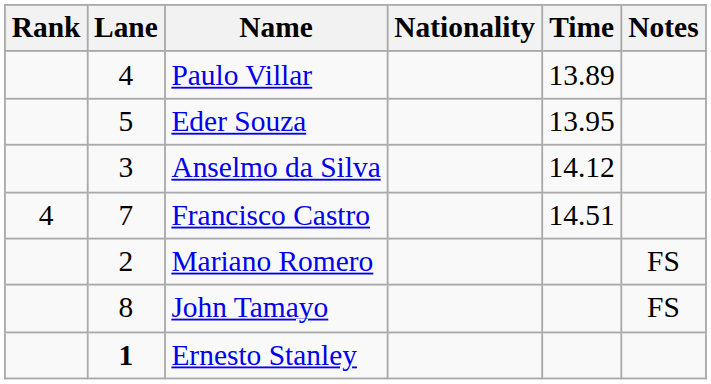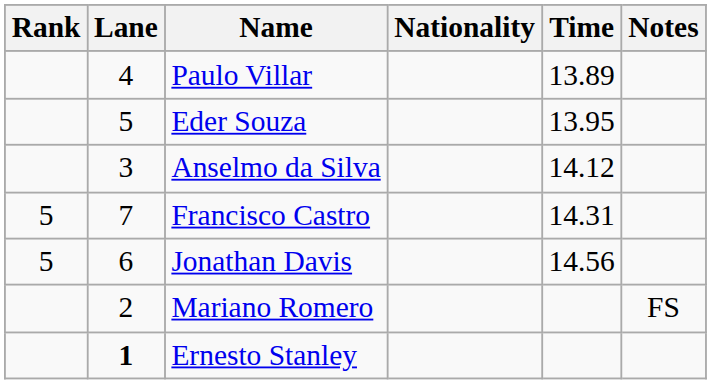(46, 214) 4 -> (46, 214) 5
(582, 214) 14.51 -> (582, 214) 14.31
+ row: (262, 261)
- row: (250, 307)
